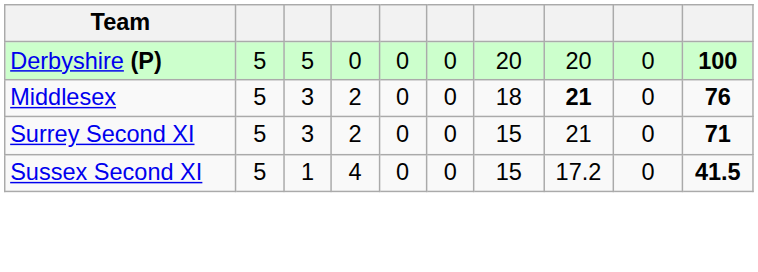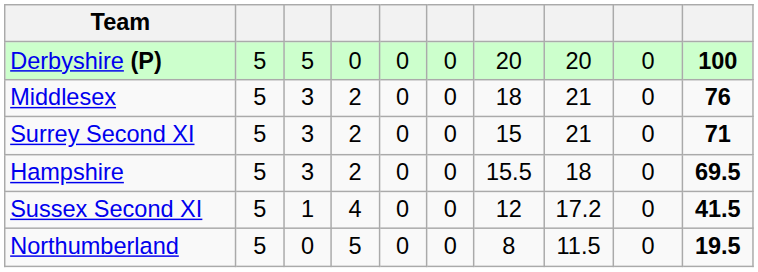(578, 97) bold -> (578, 97) normal
+ row: (67, 172)
(509, 172) 15 -> (509, 209) 12
+ row: (94, 246)
